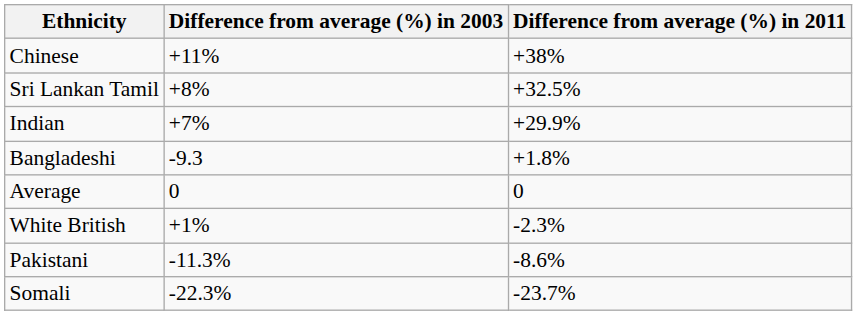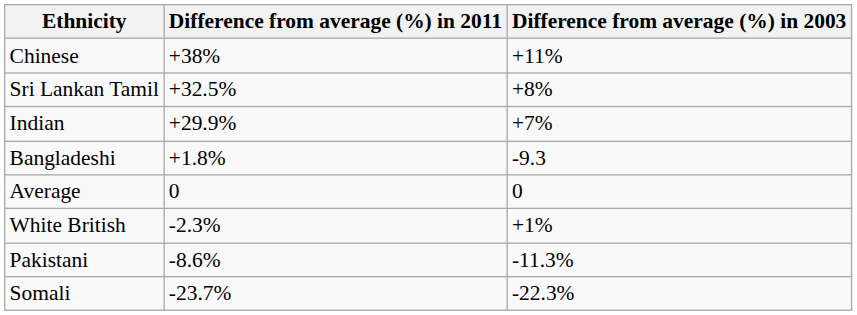columns swapped: (680, 21) <-> (336, 21)
